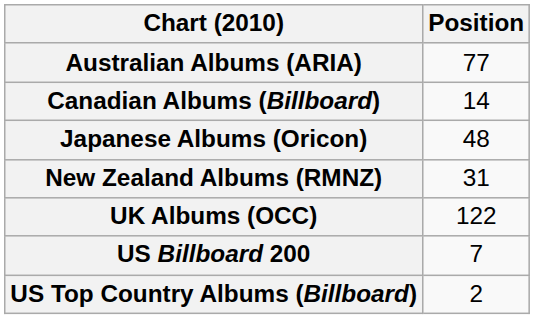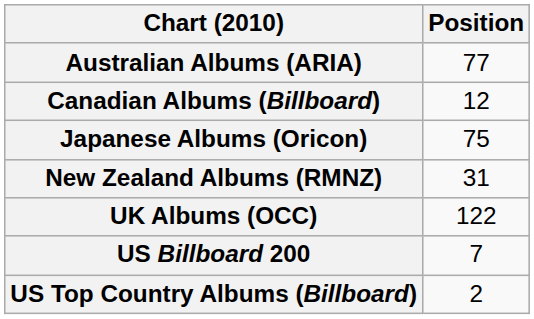(476, 100) 14 -> (476, 100) 12
(476, 139) 48 -> (476, 139) 75
